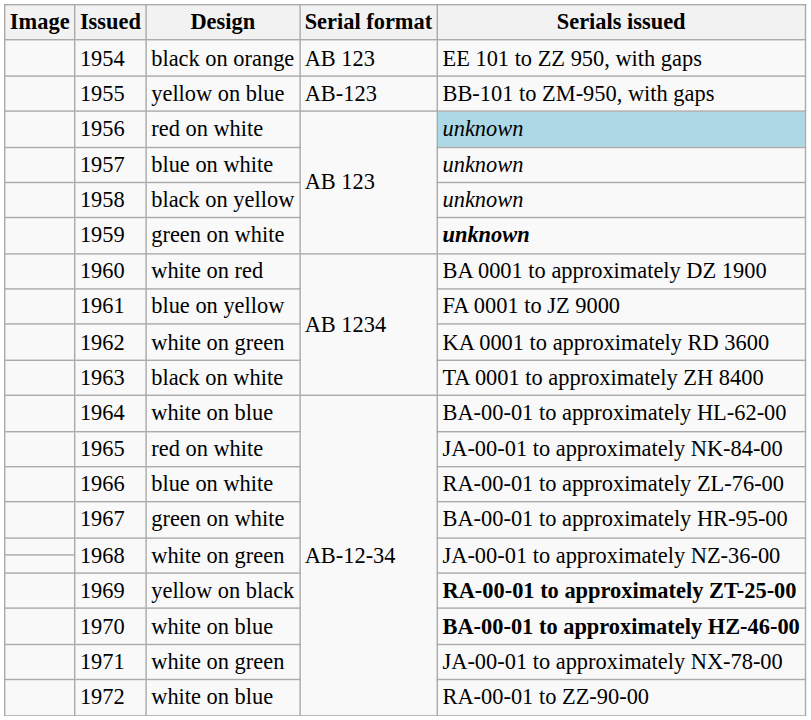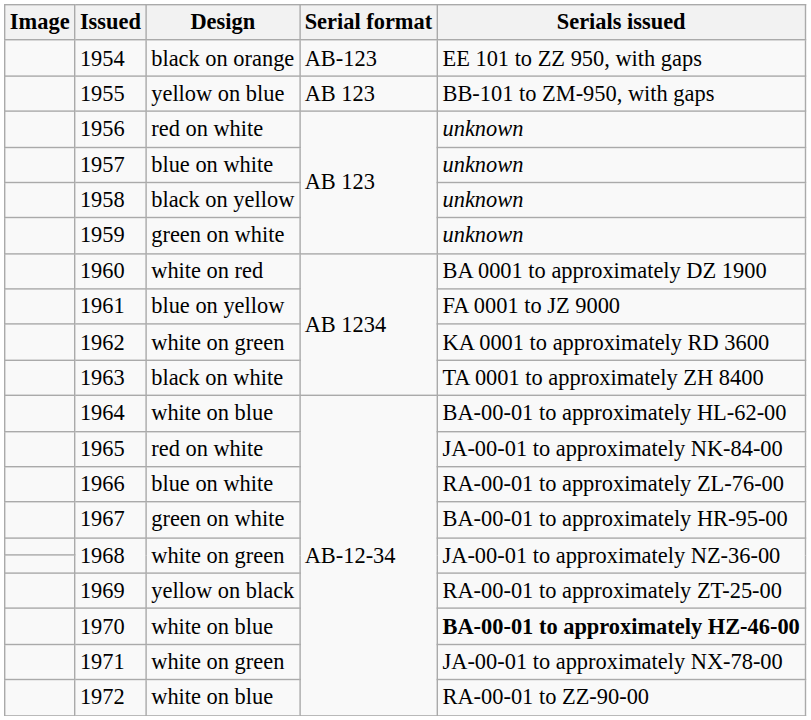(340, 57) AB 123 -> (341, 57) AB-123
(341, 93) AB-123 -> (340, 93) AB 123
(483, 128) lightblue background -> (483, 128) no background
(486, 235) bold -> (483, 235) normal
(620, 590) bold -> (612, 590) normal
